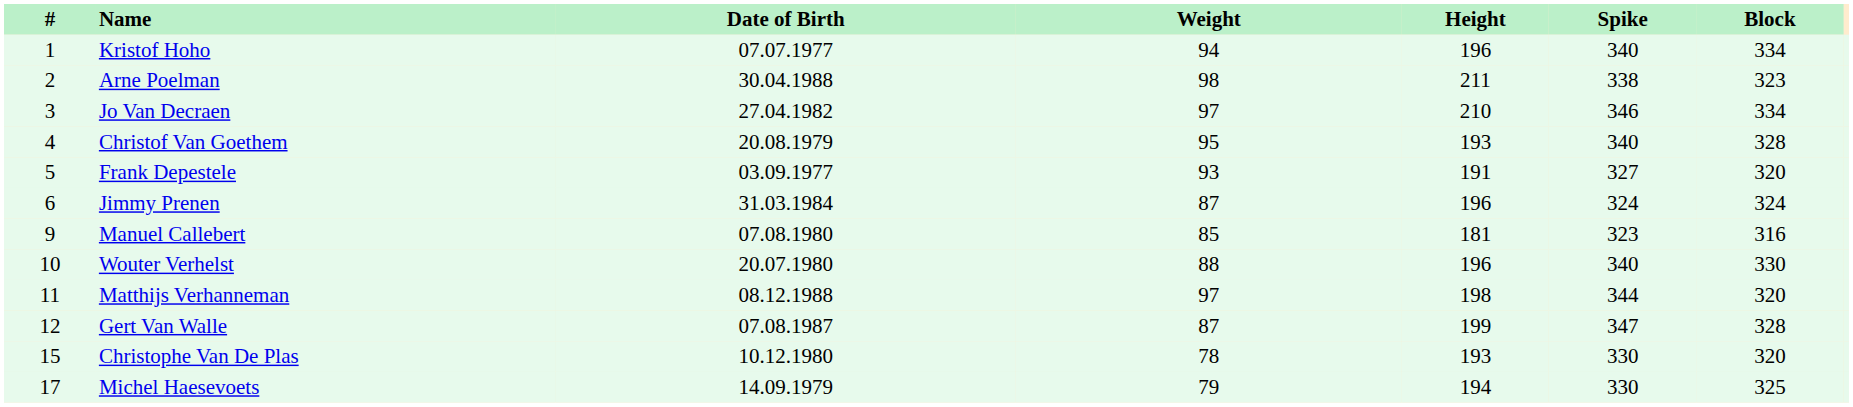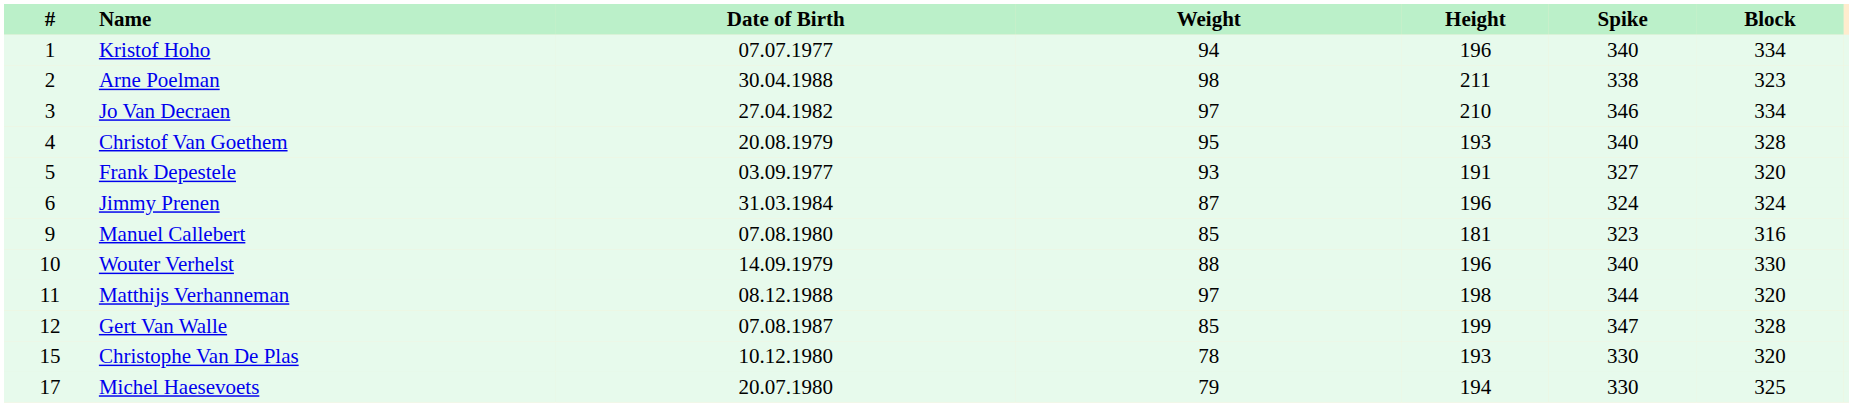(786, 264) 20.07.1980 -> (786, 264) 14.09.1979
(1209, 325) 87 -> (1209, 325) 85
(786, 387) 14.09.1979 -> (786, 387) 20.07.1980
